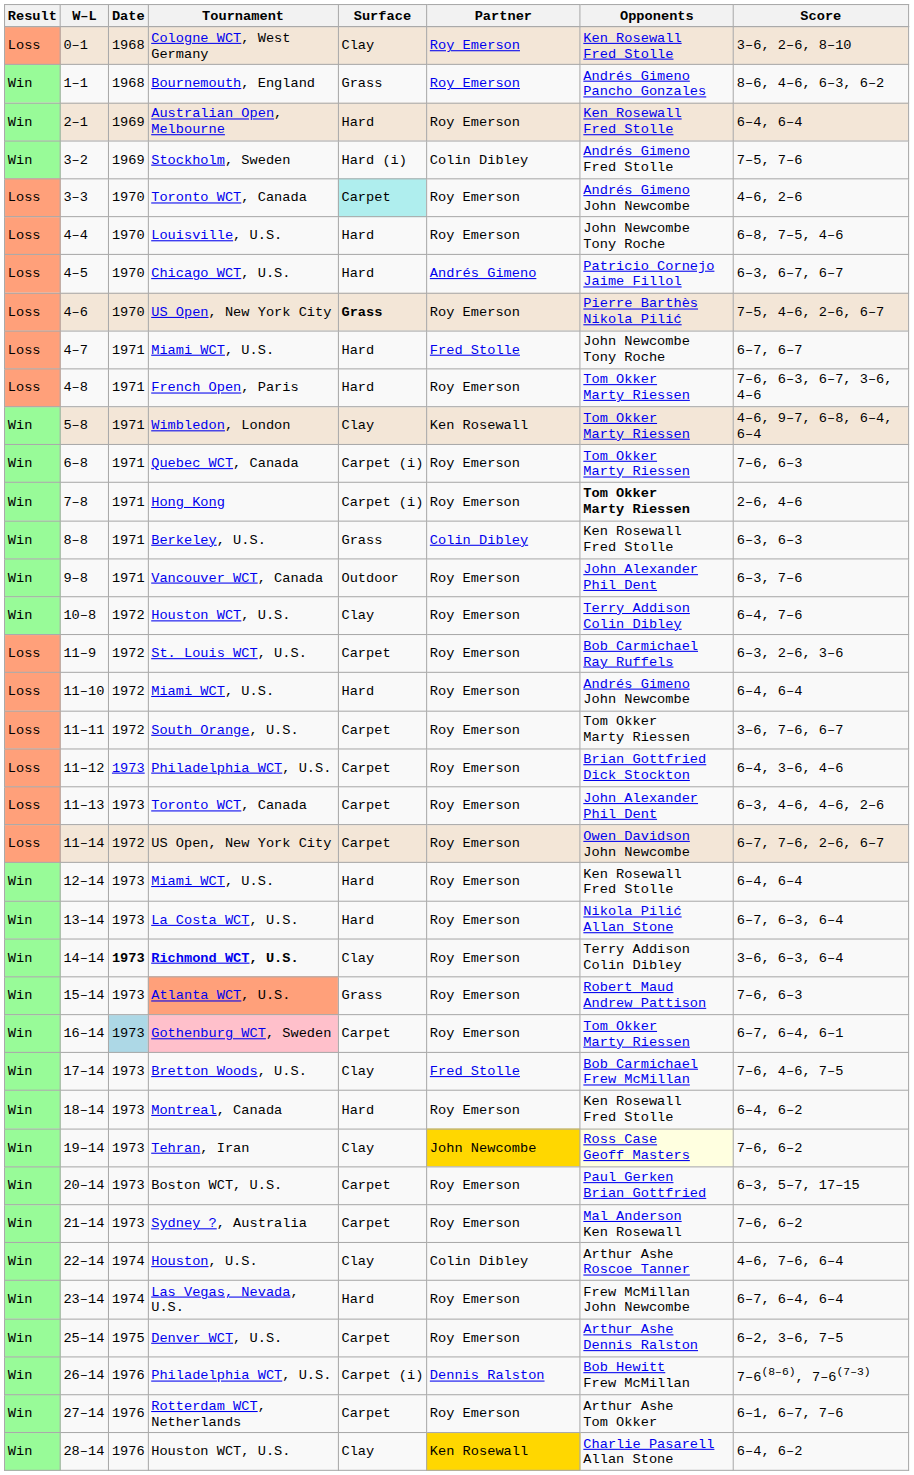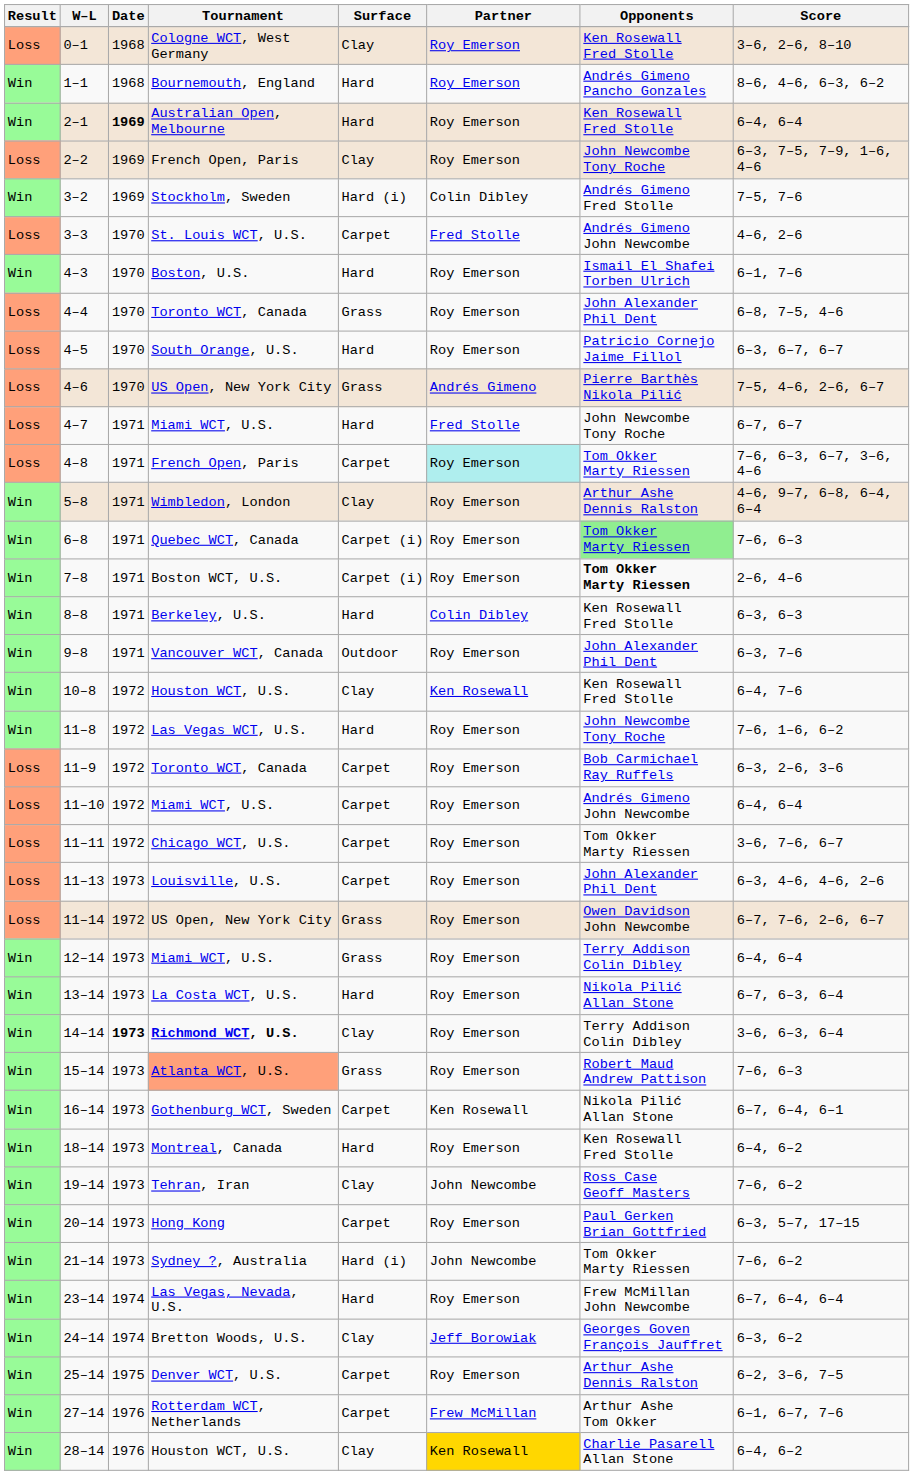(362, 84) Grass -> (358, 84) Hard
(128, 122) normal -> (128, 122) bold
+ row: (76, 160)
(229, 198) Toronto WCT, Canada -> (229, 236) St. Louis WCT, U.S.
(366, 198) paleturquoise background -> (366, 236) no background
(475, 198) Roy Emerson -> (475, 236) Fred Stolle
+ row: (76, 274)
(217, 236) Louisville, U.S. -> (229, 312) Toronto WCT, Canada
(358, 236) Hard -> (362, 312) Grass
(637, 236) John Newcombe Tony Roche -> (641, 312) John Alexander Phil Dent
(221, 274) Chicago WCT, U.S. -> (225, 350) South Orange, U.S.
(483, 274) Andrés Gimeno -> (475, 350) Roy Emerson
(362, 312) bold -> (362, 388) normal
(475, 312) Roy Emerson -> (483, 388) Andrés Gimeno
(358, 388) Hard -> (366, 464) Carpet
(475, 388) no background -> (475, 464) paleturquoise background
(479, 426) Ken Rosewall -> (475, 502) Roy Emerson
(637, 426) Tom Okker Marty Riessen -> (641, 502) Arthur Ashe Dennis Ralston
(637, 464) no background -> (637, 540) lightgreen background
(188, 502) Hong Kong -> (217, 578) Boston WCT, U.S.
(362, 540) Grass -> (358, 616) Hard
(475, 616) Roy Emerson -> (479, 692) Ken Rosewall
(637, 616) Terry Addison Colin Dibley -> (633, 692) Ken Rosewall Fred Stolle
+ row: (80, 730)
(229, 654) St. Louis WCT, U.S. -> (229, 768) Toronto WCT, Canada
(358, 692) Hard -> (366, 806) Carpet
(225, 730) South Orange, U.S. -> (221, 844) Chicago WCT, U.S.
- row: (84, 768)
(229, 806) Toronto WCT, Canada -> (217, 882) Louisville, U.S.
(366, 844) Carpet -> (362, 920) Grass
(358, 882) Hard -> (362, 958) Grass
(633, 882) Ken Rosewall Fred Stolle -> (637, 958) Terry Addison Colin Dibley
(128, 1034) lightblue background -> (128, 1110) no background
(241, 1034) pink background -> (241, 1110) no background
(475, 1034) Roy Emerson -> (479, 1110) Ken Rosewall
(637, 1034) Tom Okker Marty Riessen -> (633, 1110) Nikola Pilić Allan Stone
- row: (84, 1072)
(483, 1148) gold background -> (483, 1186) no background
(637, 1148) lightyellow background -> (637, 1186) no background
(217, 1186) Boston WCT, U.S. -> (188, 1224) Hong Kong
(366, 1224) Carpet -> (374, 1262) Hard (i)
(475, 1224) Roy Emerson -> (483, 1262) John Newcombe
(633, 1224) Mal Anderson Ken Rosewall -> (637, 1262) Tom Okker Marty Riessen
- row: (84, 1262)
+ row: (84, 1338)
- row: (84, 1376)
(475, 1414) Roy Emerson -> (483, 1414) Frew McMillan
